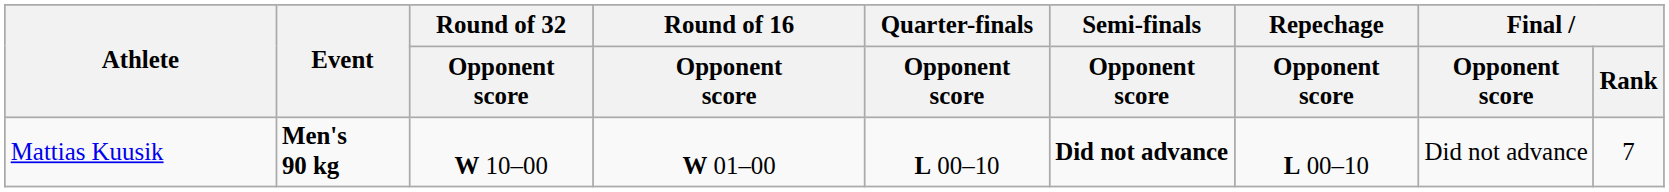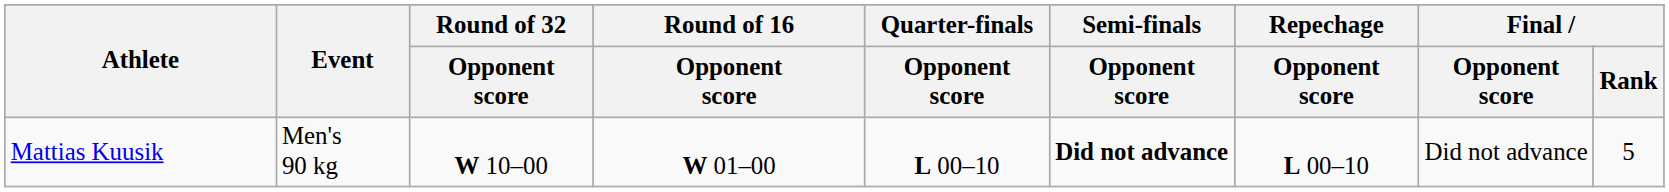(314, 151) bold -> (312, 151) normal
(1628, 151) 7 -> (1628, 151) 5
